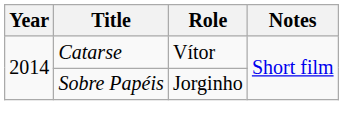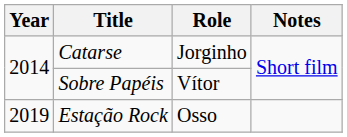(194, 52) Vítor -> (212, 52) Jorginho
(208, 83) Jorginho -> (198, 83) Vítor
+ row: (113, 115)
